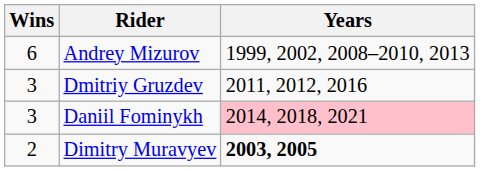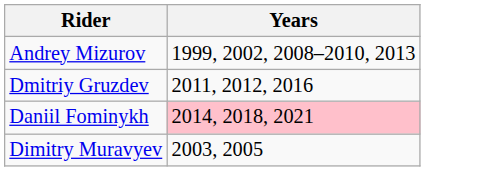- column: (32, 20)
(272, 149) bold -> (217, 149) normal
